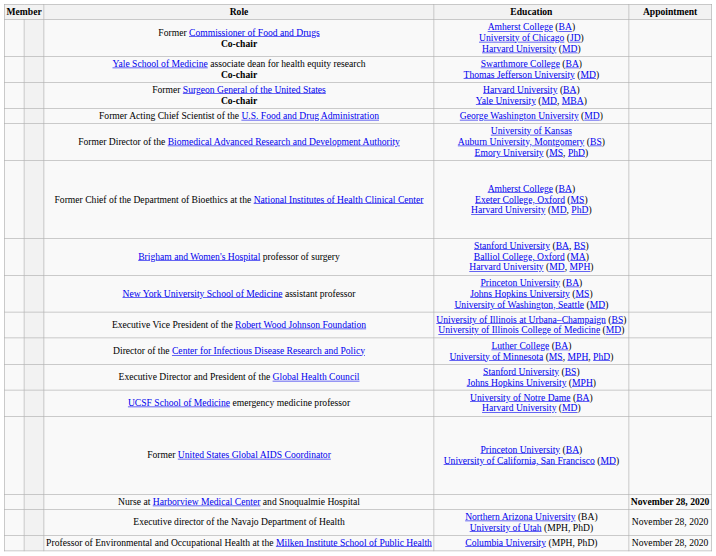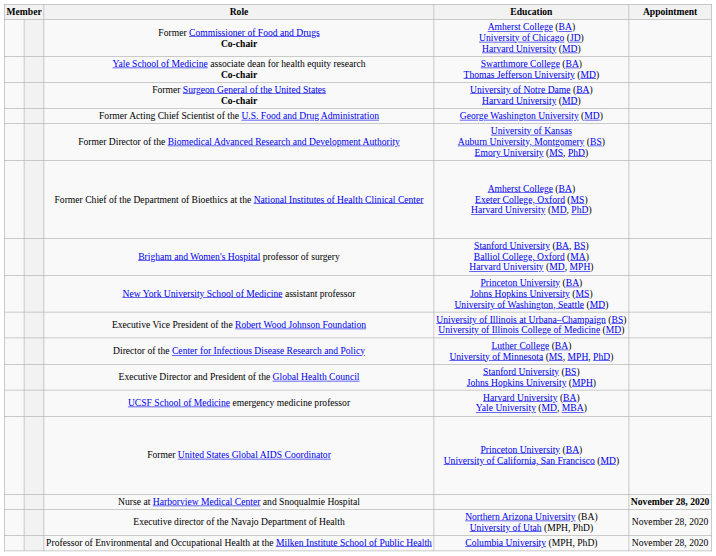(531, 95) Harvard University (BA) Yale University (MD, MBA) -> (531, 95) University of Notre Dame (BA) Harvard University (MD)
(531, 403) University of Notre Dame (BA) Harvard University (MD) -> (531, 403) Harvard University (BA) Yale University (MD, MBA)
